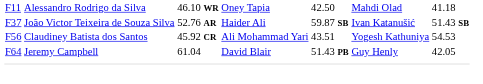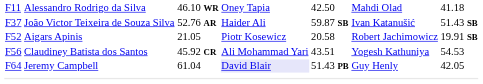+ row: (13, 37)
(246, 51) no background -> (246, 66) lavender background
